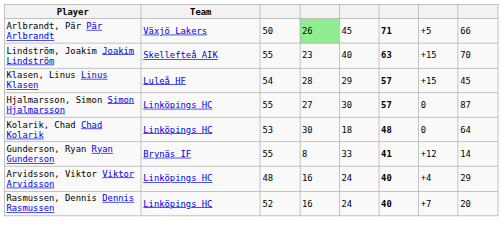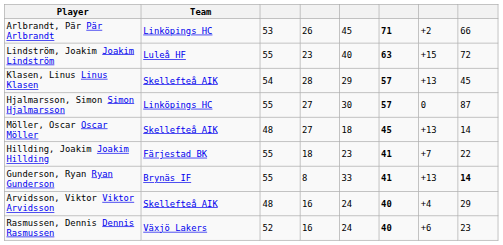(175, 31) Växjö Lakers -> (178, 31) Linköpings HC
(268, 31) 50 -> (268, 31) 53
(307, 31) lightgreen background -> (307, 31) no background
(426, 31) +5 -> (426, 31) +2
(181, 56) Skellefteå AIK -> (165, 56) Luleå HF
(466, 56) 70 -> (466, 56) 72
(165, 80) Luleå HF -> (181, 80) Skellefteå AIK
(429, 80) +15 -> (429, 80) +13
- row: (54, 129)
+ row: (57, 129)
+ row: (68, 154)
(429, 154) +12 -> (429, 179) +13
(466, 154) normal -> (466, 179) bold
(178, 179) Linköpings HC -> (181, 203) Skellefteå AIK
(178, 203) Linköpings HC -> (175, 228) Växjö Lakers
(426, 203) +7 -> (426, 228) +6
(466, 203) 20 -> (466, 228) 23
